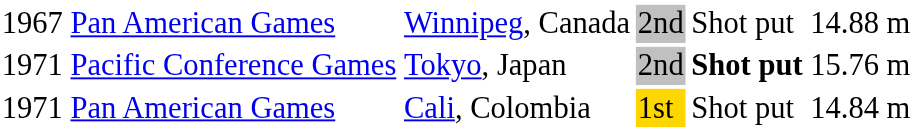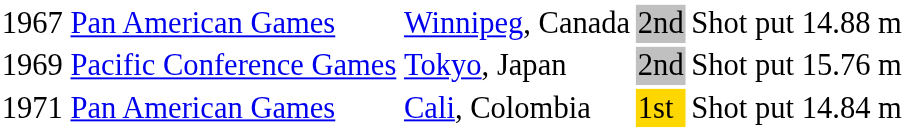(32, 65) 1971 -> (32, 65) 1969
(747, 65) bold -> (743, 65) normal
